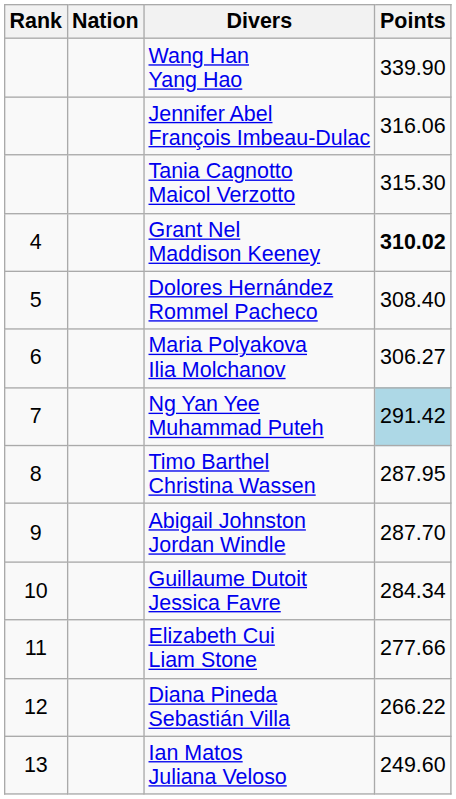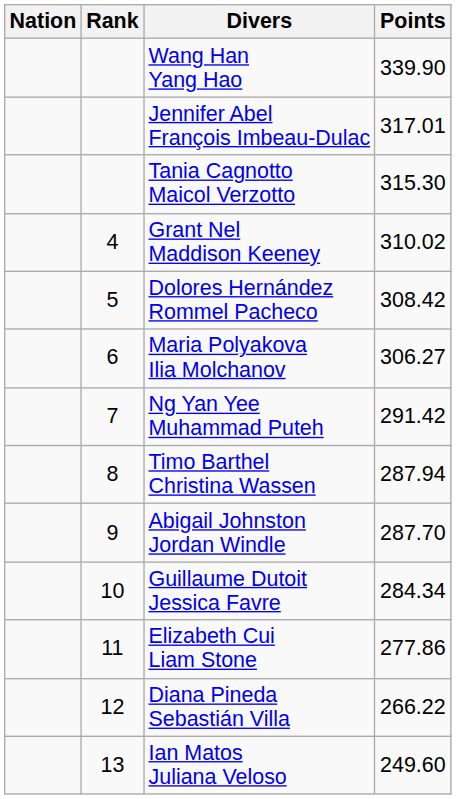columns swapped: (36, 21) <-> (105, 21)
(413, 125) 316.06 -> (413, 125) 317.01
(413, 241) bold -> (413, 241) normal
(413, 300) 308.40 -> (413, 300) 308.42
(413, 416) lightblue background -> (413, 416) no background
(413, 474) 287.95 -> (413, 474) 287.94
(413, 648) 277.66 -> (413, 648) 277.86
